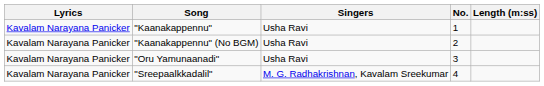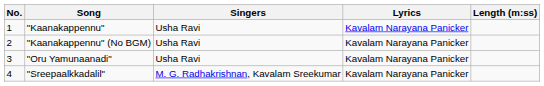columns swapped: (461, 12) <-> (68, 12)
